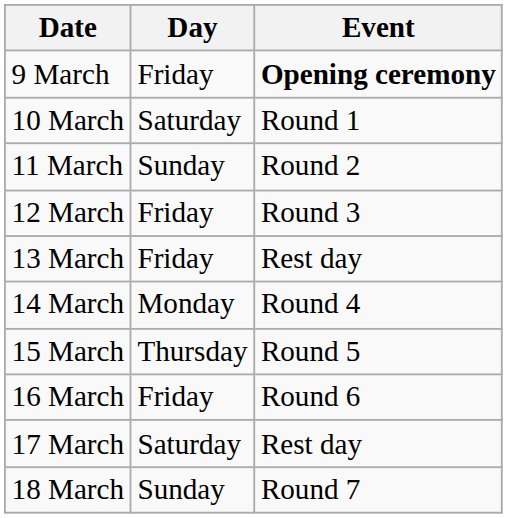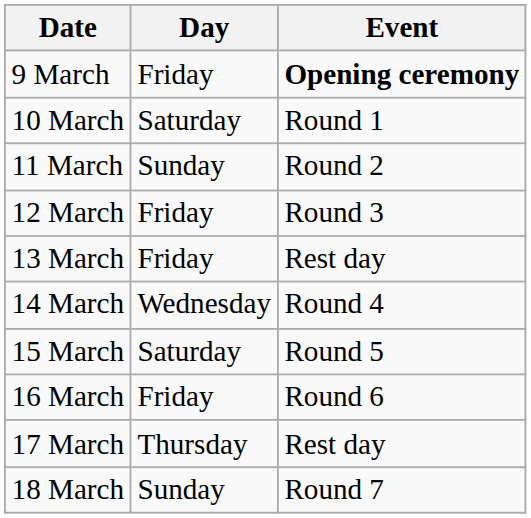(186, 304) Monday -> (204, 304) Wednesday
(192, 350) Thursday -> (189, 350) Saturday
(189, 443) Saturday -> (192, 443) Thursday
